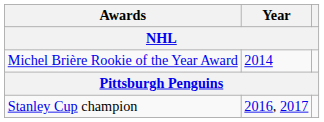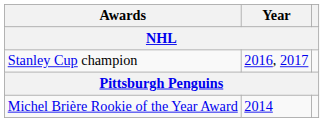rows swapped: (73, 106) <-> (123, 60)
